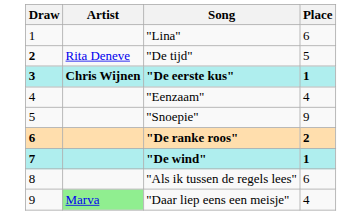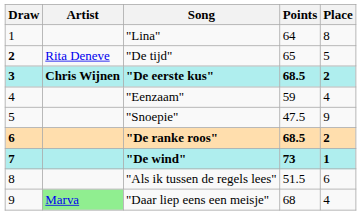+ column: (300, 14)
(306, 35) 6 -> (326, 35) 8
(306, 76) 1 -> (326, 76) 2
